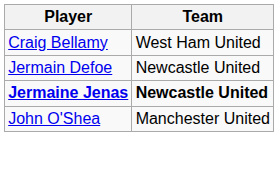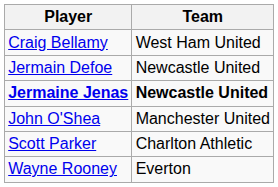+ row: (52, 144)
+ row: (63, 169)
